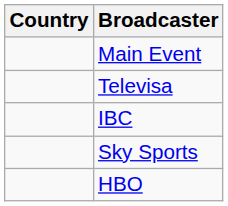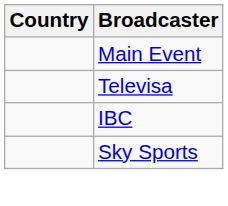- row: (120, 184)
